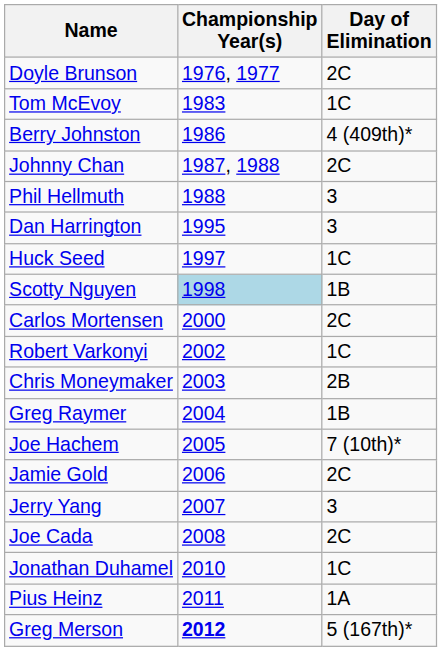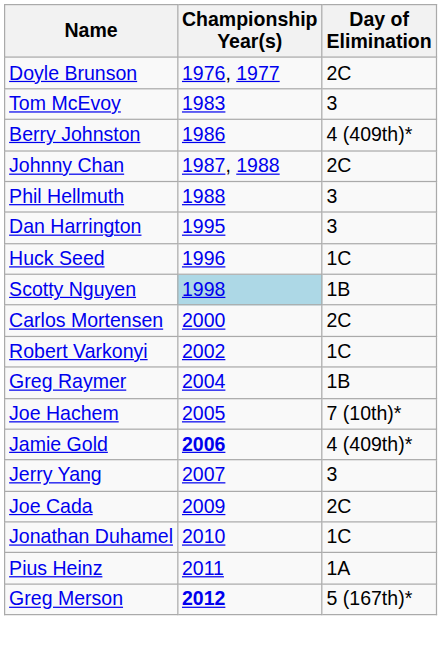(339, 103) 1C -> (332, 103) 3
(204, 258) 1997 -> (204, 258) 1996
- row: (91, 382)
(204, 475) normal -> (204, 444) bold
(339, 475) 2C -> (369, 444) 4 (409th)*
(204, 537) 2008 -> (204, 506) 2009
